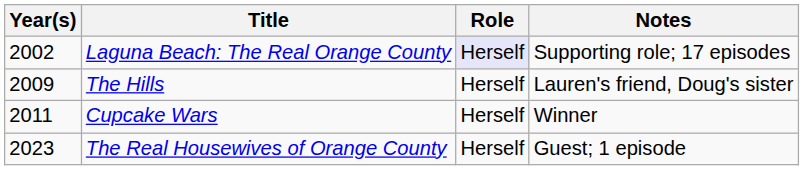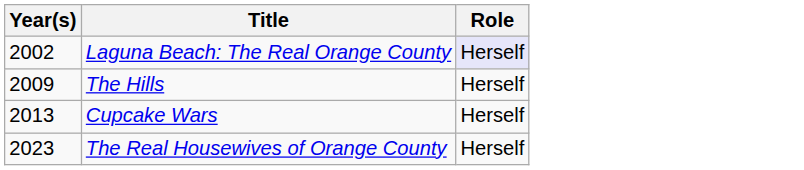- column: (664, 20)
(31, 116) 2011 -> (32, 116) 2013
